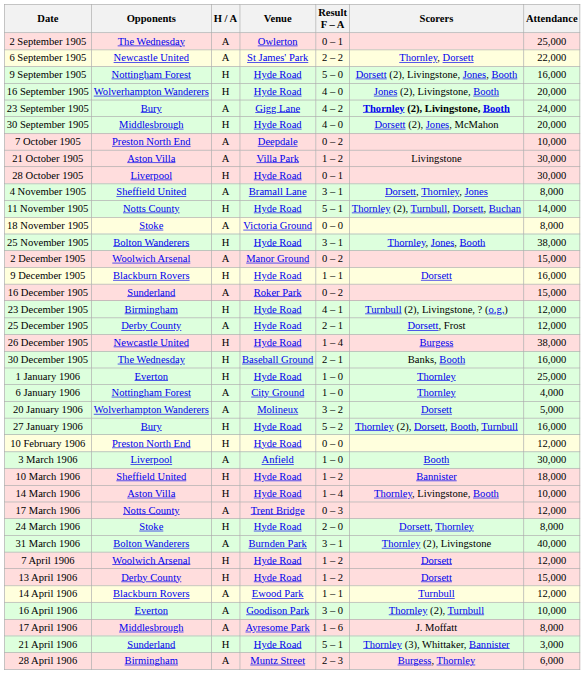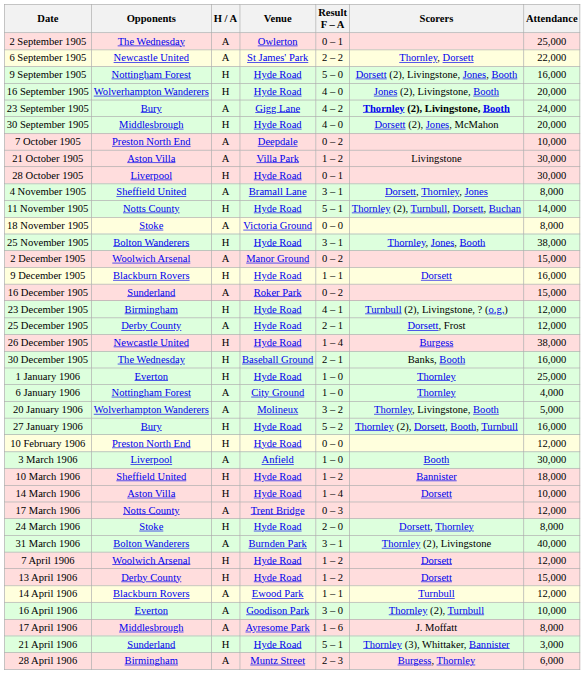(436, 409) Dorsett -> (436, 409) Thornley, Livingstone, Booth
(436, 493) Thornley, Livingstone, Booth -> (436, 493) Dorsett
